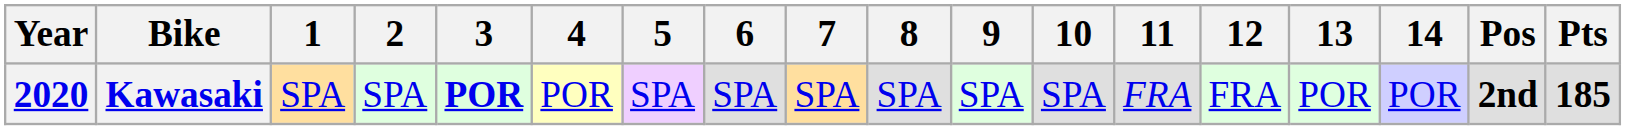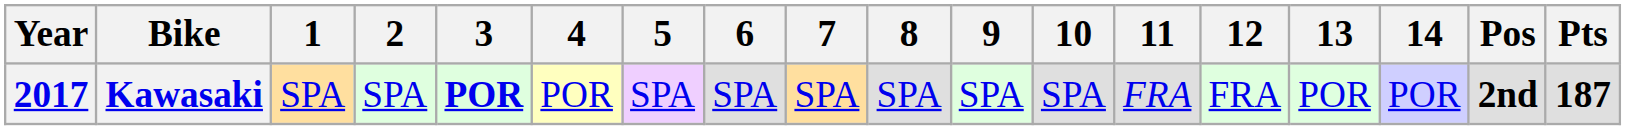(51, 93) 2020 -> (51, 93) 2017
(1583, 93) 185 -> (1583, 93) 187
